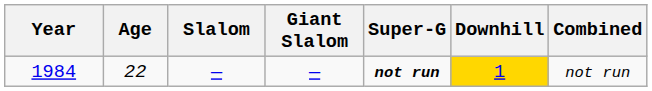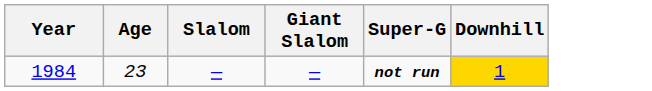- column: (598, 31)
(135, 72) 22 -> (135, 72) 23
